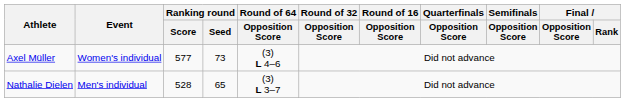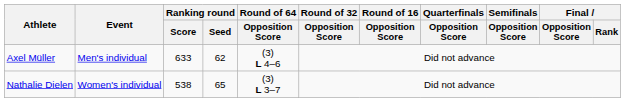(119, 58) Women's individual -> (112, 58) Men's individual
(183, 58) 577 -> (183, 58) 633
(220, 58) 73 -> (220, 58) 62
(112, 85) Men's individual -> (119, 85) Women's individual
(183, 85) 528 -> (183, 85) 538
